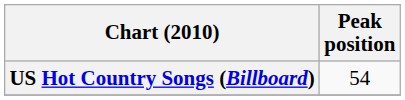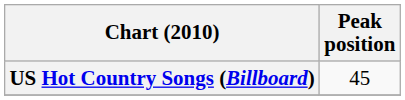(360, 77) 54 -> (360, 77) 45
